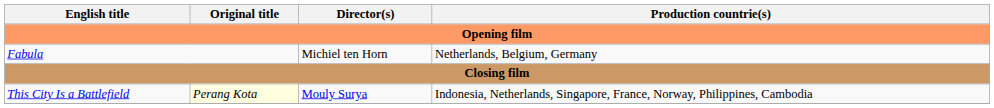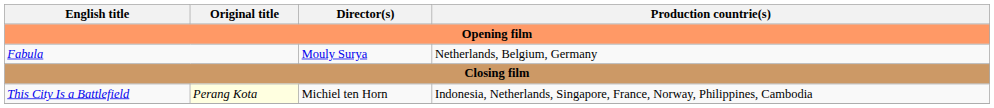(345, 53) Michiel ten Horn -> (334, 53) Mouly Surya
(334, 93) Mouly Surya -> (345, 93) Michiel ten Horn
